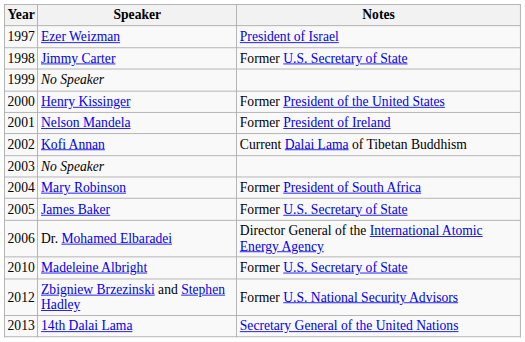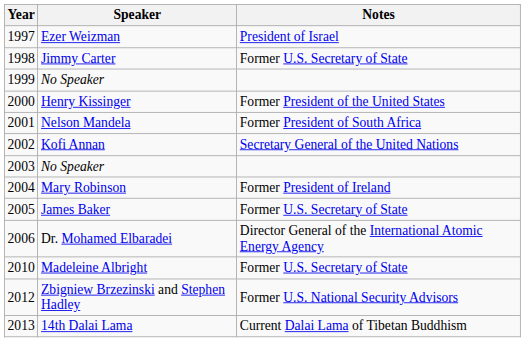(315, 123) Former President of Ireland -> (330, 123) Former President of South Africa
(353, 144) Current Dalai Lama of Tibetan Buddhism -> (349, 144) Secretary General of the United Nations
(330, 187) Former President of South Africa -> (315, 187) Former President of Ireland
(349, 326) Secretary General of the United Nations -> (353, 326) Current Dalai Lama of Tibetan Buddhism
